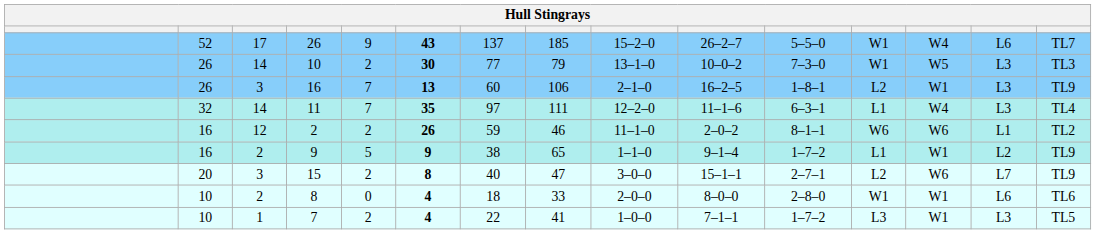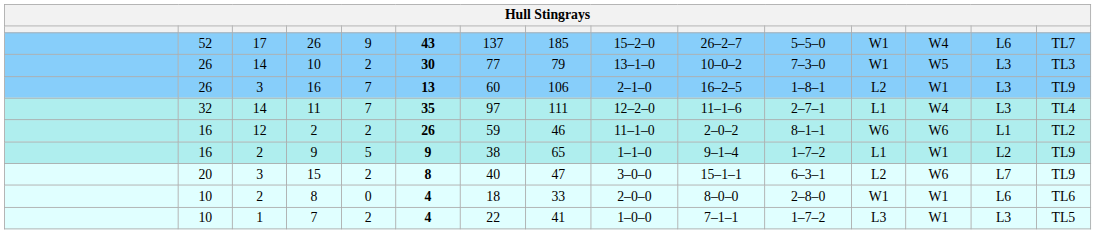(808, 109) 6–3–1 -> (808, 109) 2–7–1
(808, 174) 2–7–1 -> (808, 174) 6–3–1
